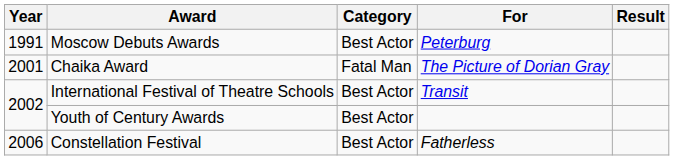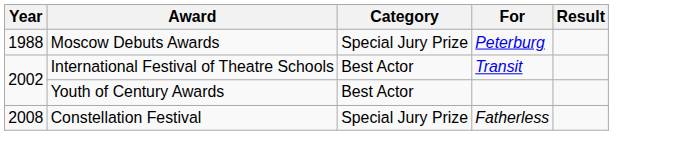(26, 42) 1991 -> (26, 42) 1988
(377, 42) Best Actor -> (405, 42) Special Jury Prize
- row: (99, 67)
(26, 142) 2006 -> (26, 117) 2008
(377, 142) Best Actor -> (405, 117) Special Jury Prize
